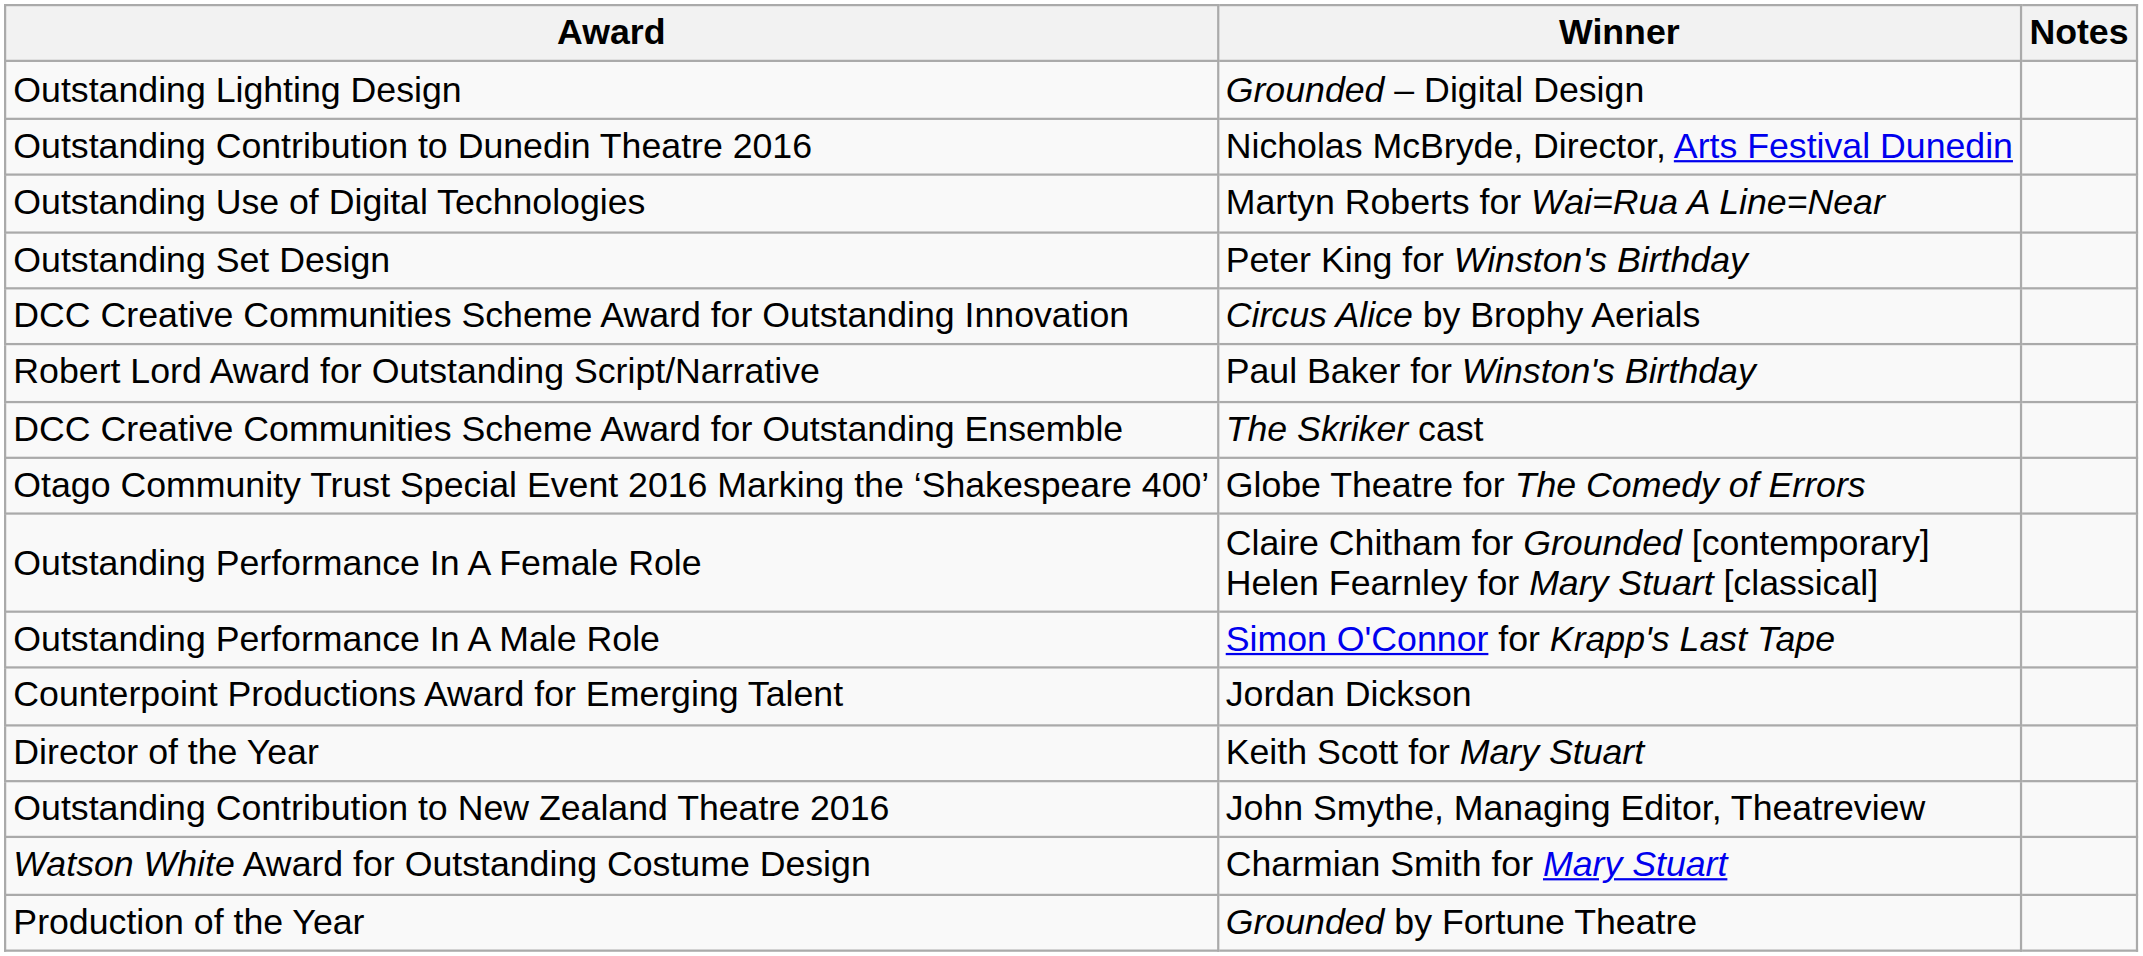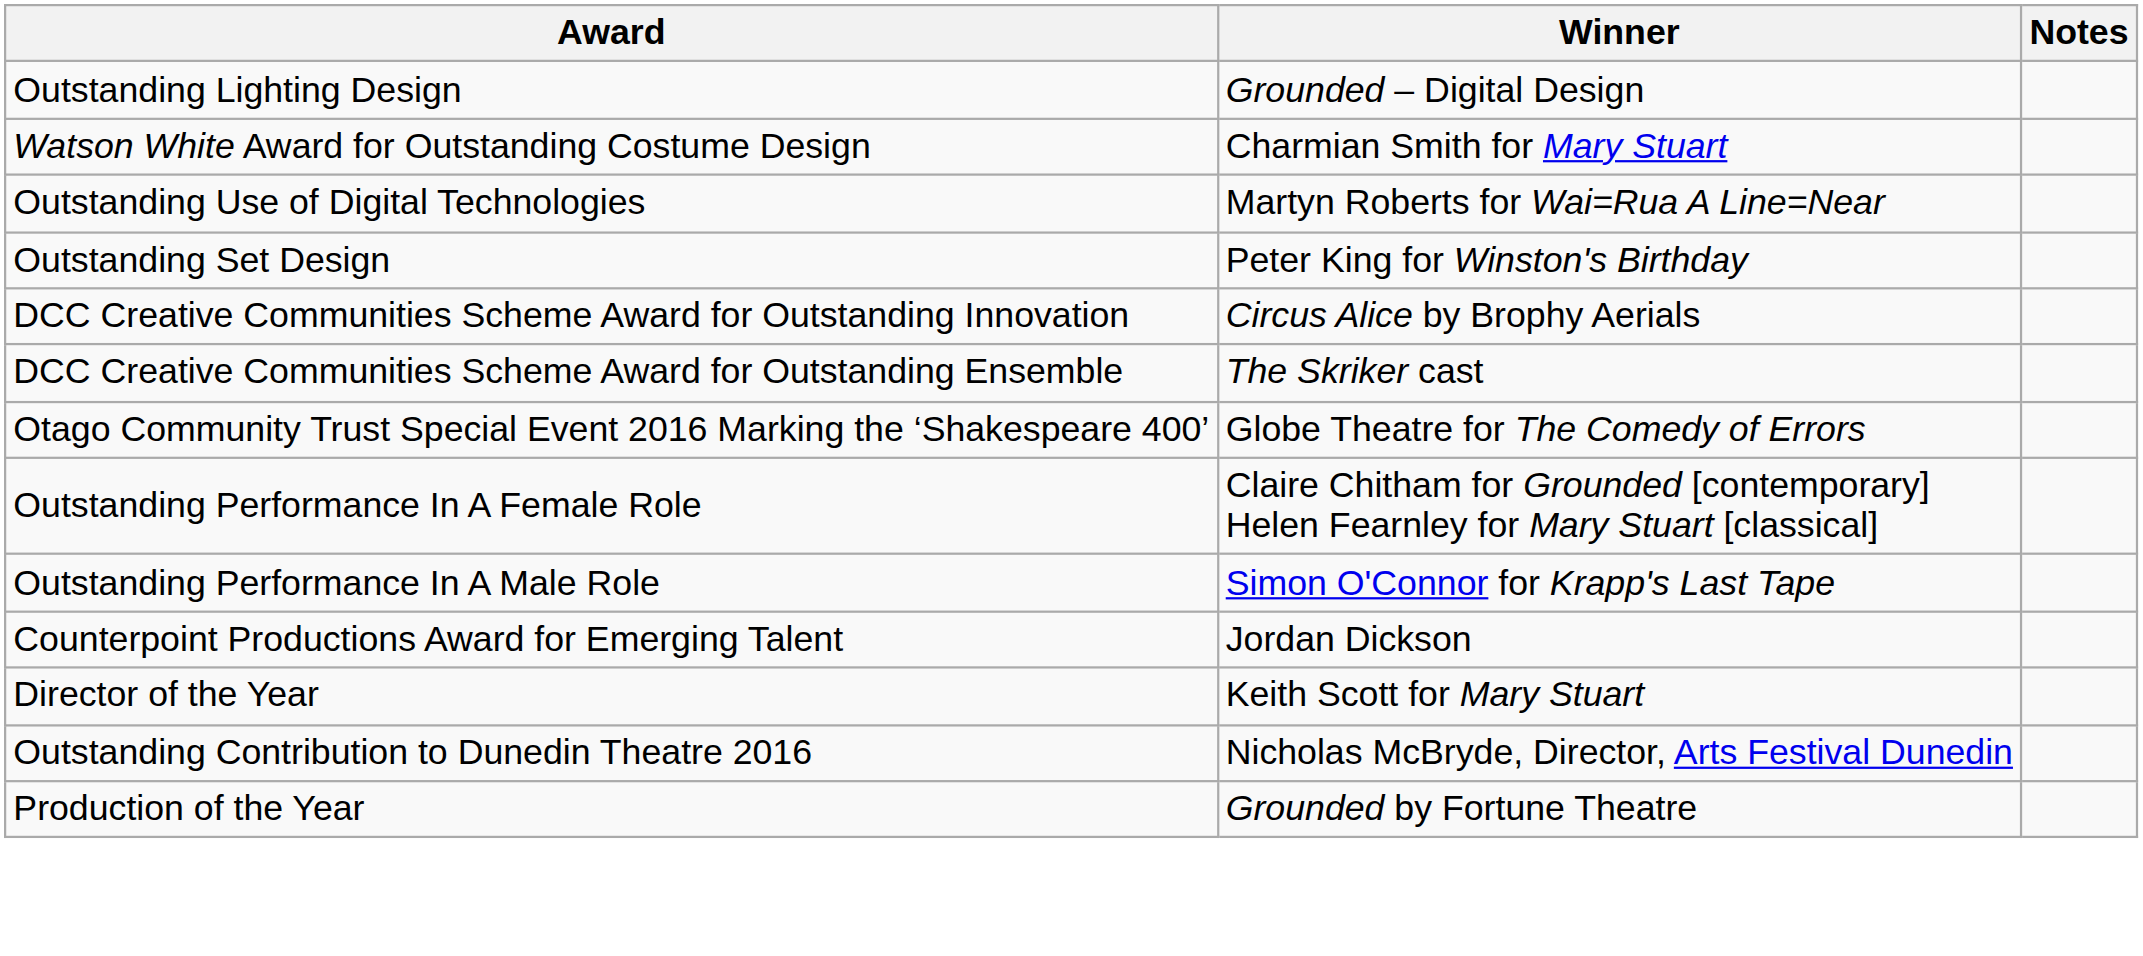rows swapped: (442, 865) <-> (413, 145)
- row: (417, 372)
- row: (451, 808)
